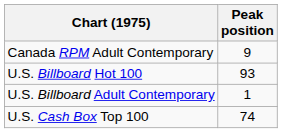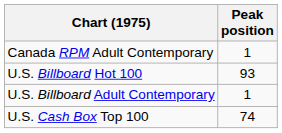(247, 52) 9 -> (247, 52) 1
